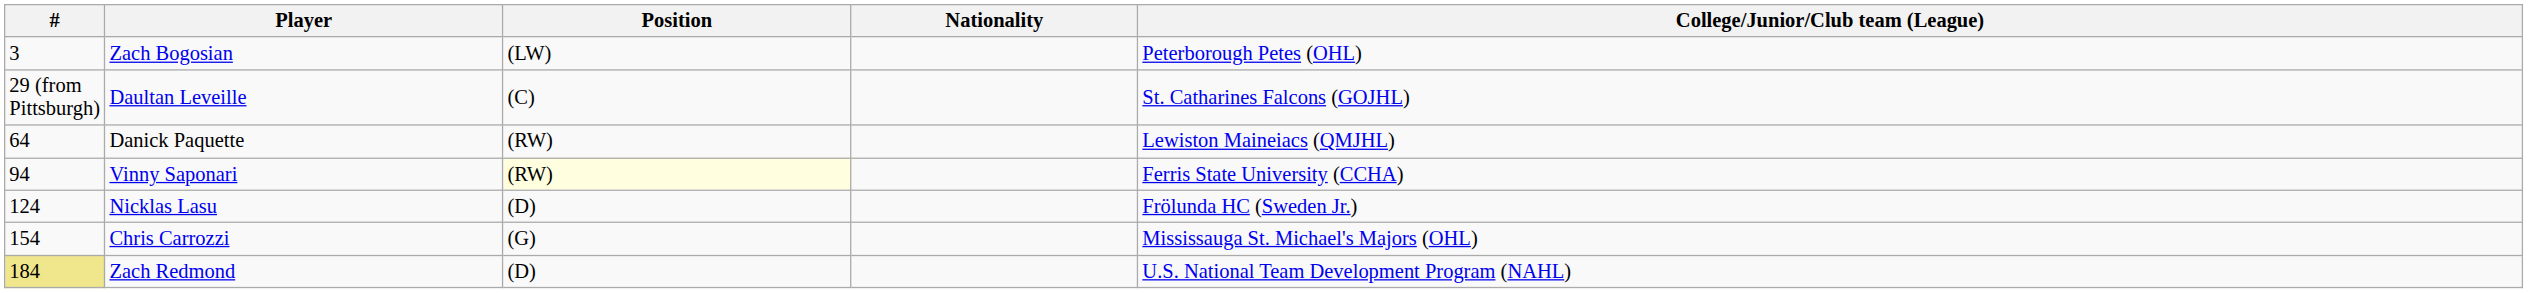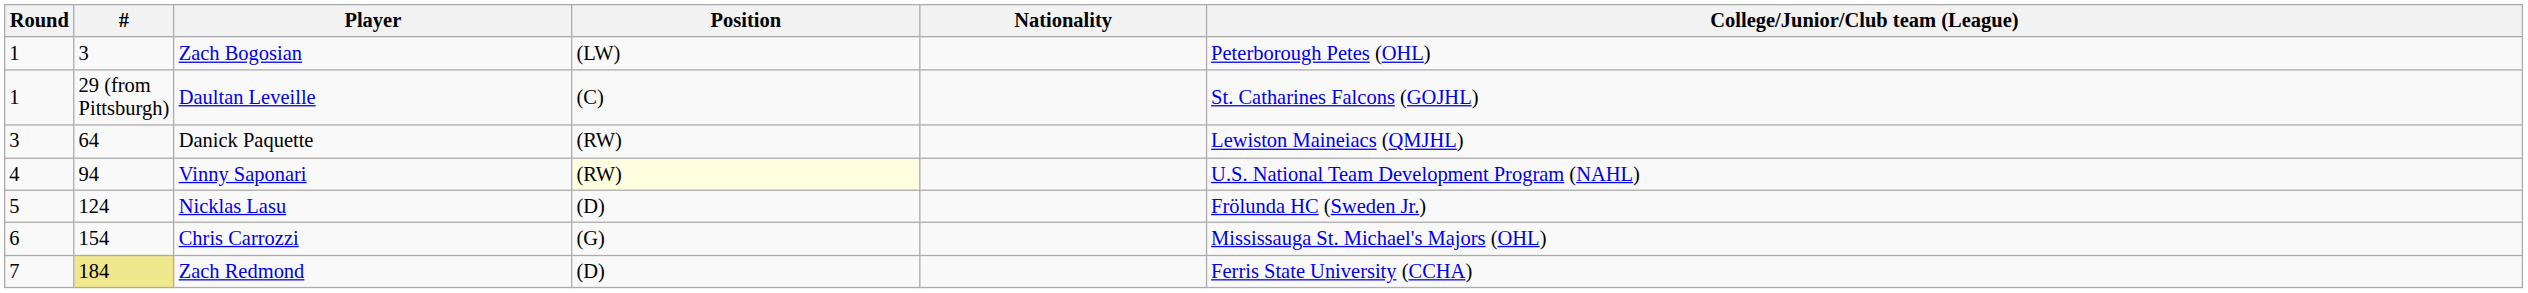+ column: (39, 20)
(1273, 173) Ferris State University (CCHA) -> (1425, 173) U.S. National Team Development Program (NAHL)
(1357, 271) U.S. National Team Development Program (NAHL) -> (1342, 271) Ferris State University (CCHA)
